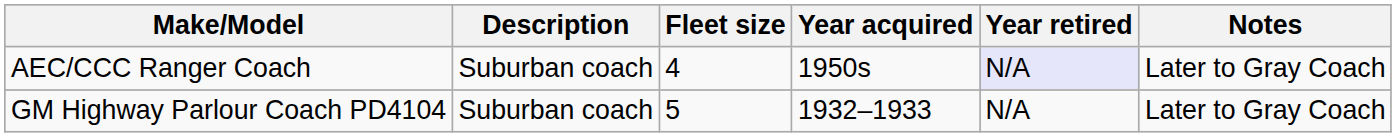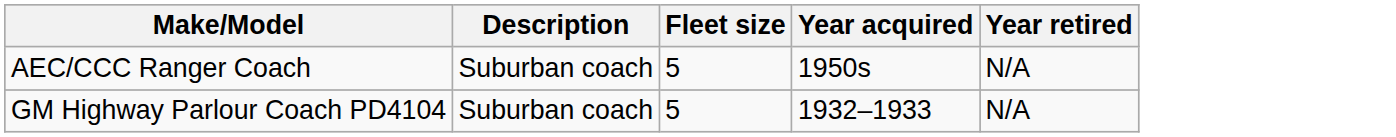- column: (1265, 25)
(673, 68) 4 -> (673, 68) 5
(1008, 68) lavender background -> (1008, 68) no background
